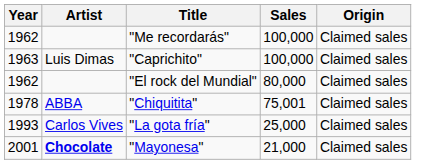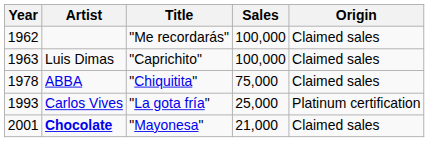- row: (193, 81)
(285, 103) 75,001 -> (257, 81) 75,000
(364, 125) Claimed sales -> (356, 103) Platinum certification
